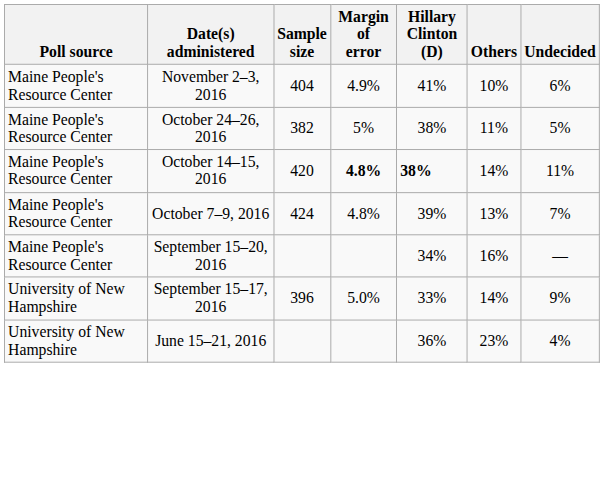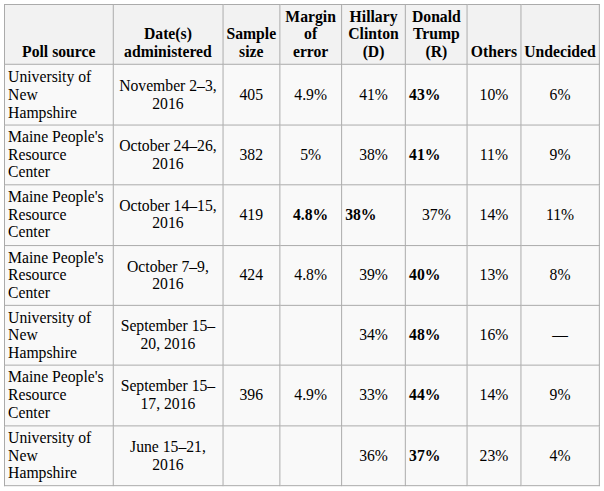+ column: (436, 34)
(60, 85) Maine People's Resource Center -> (50, 94) University of New Hampshire
(302, 85) 404 -> (251, 94) 405
(560, 128) 5% -> (560, 154) 9%
(302, 170) 420 -> (251, 215) 419
(560, 213) 7% -> (560, 275) 8%
(60, 255) Maine People's Resource Center -> (50, 335) University of New Hampshire
(66, 298) University of New Hampshire -> (56, 395) Maine People's Resource Center
(364, 298) 5.0% -> (311, 395) 4.9%
